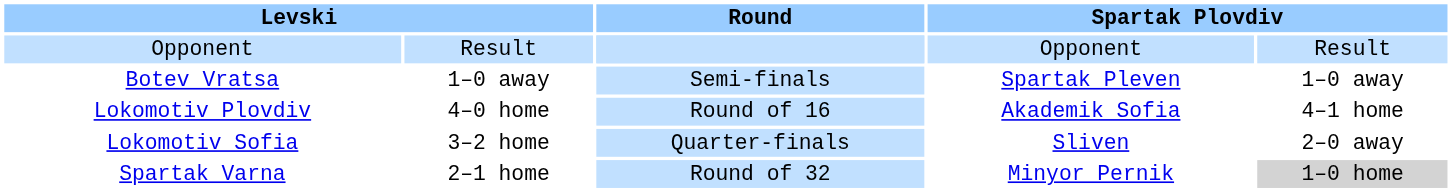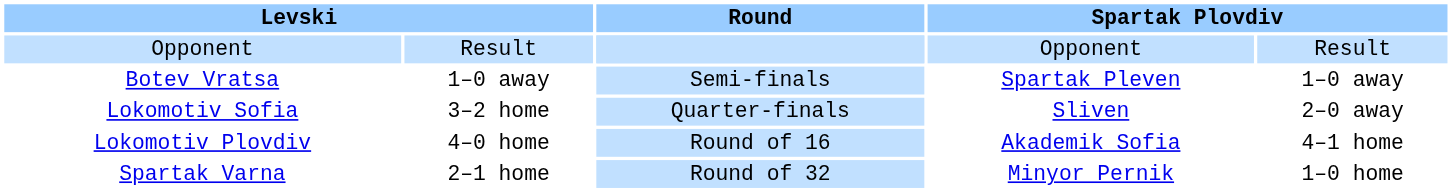rows swapped: (202, 112) <-> (202, 143)
(1353, 174) lightgrey background -> (1353, 174) no background
